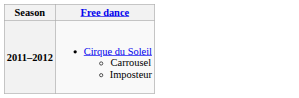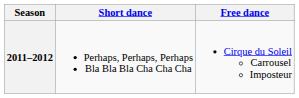+ column: (125, 12)
